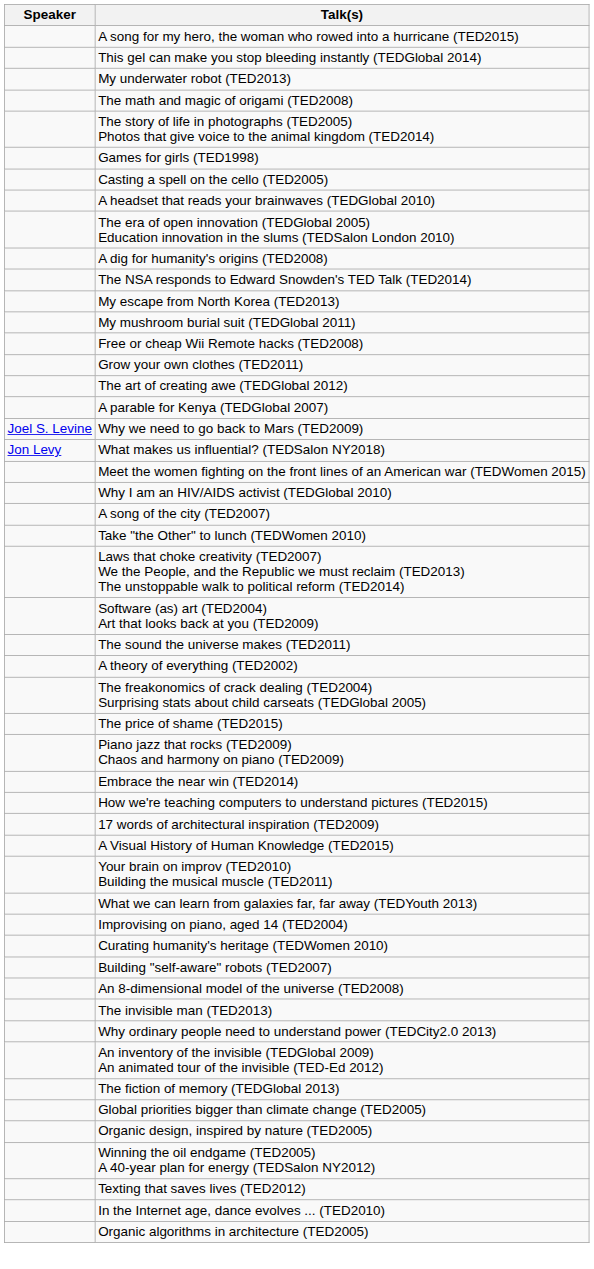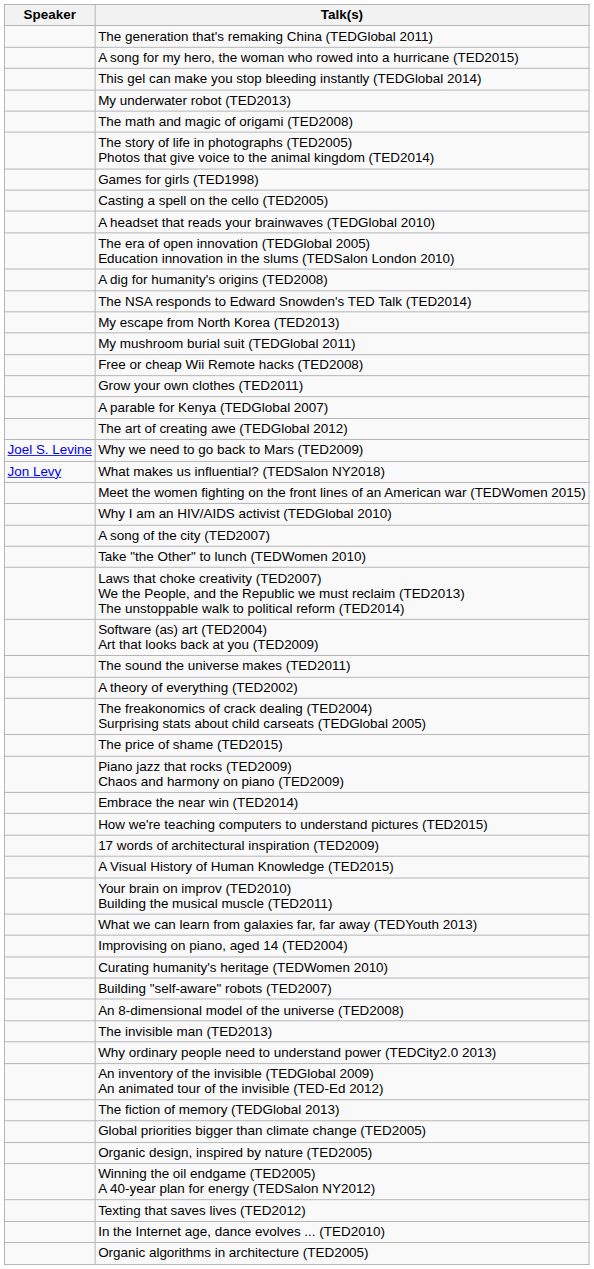+ row: (266, 36)
rows swapped: (223, 386) <-> (213, 407)
